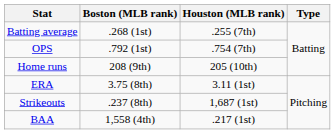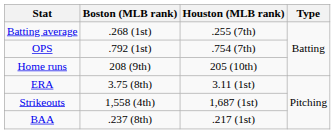(130, 102) .237 (8th) -> (130, 102) 1,558 (4th)
(130, 119) 1,558 (4th) -> (130, 119) .237 (8th)
